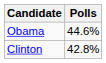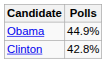(83, 31) 44.6% -> (83, 31) 44.9%
